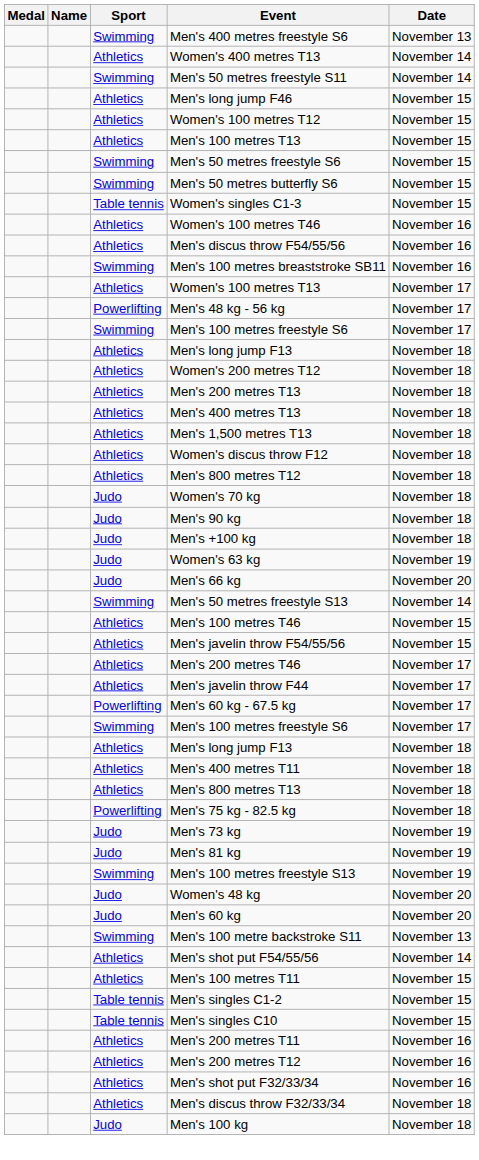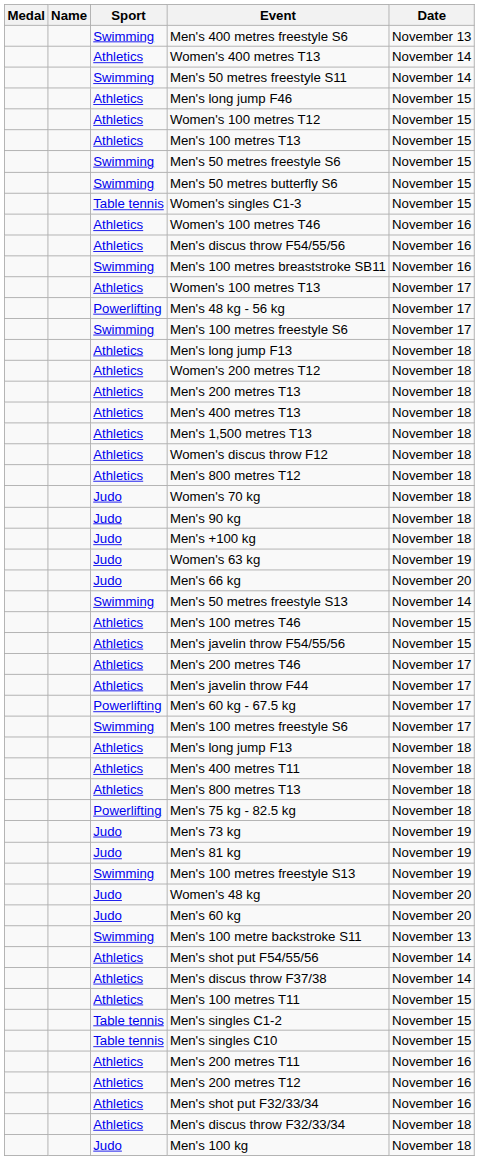+ row: (118, 978)
